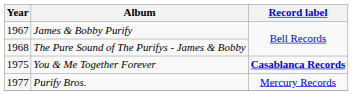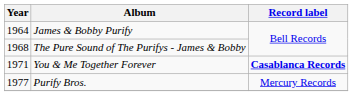(18, 30) 1967 -> (18, 30) 1964
(18, 64) 1975 -> (18, 64) 1971
